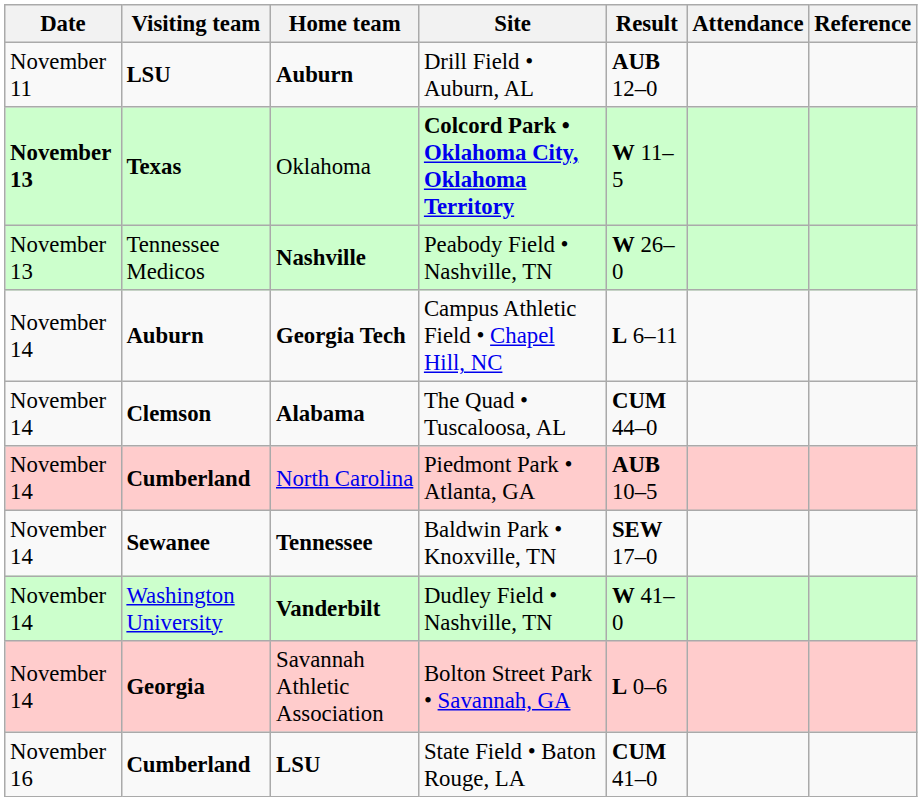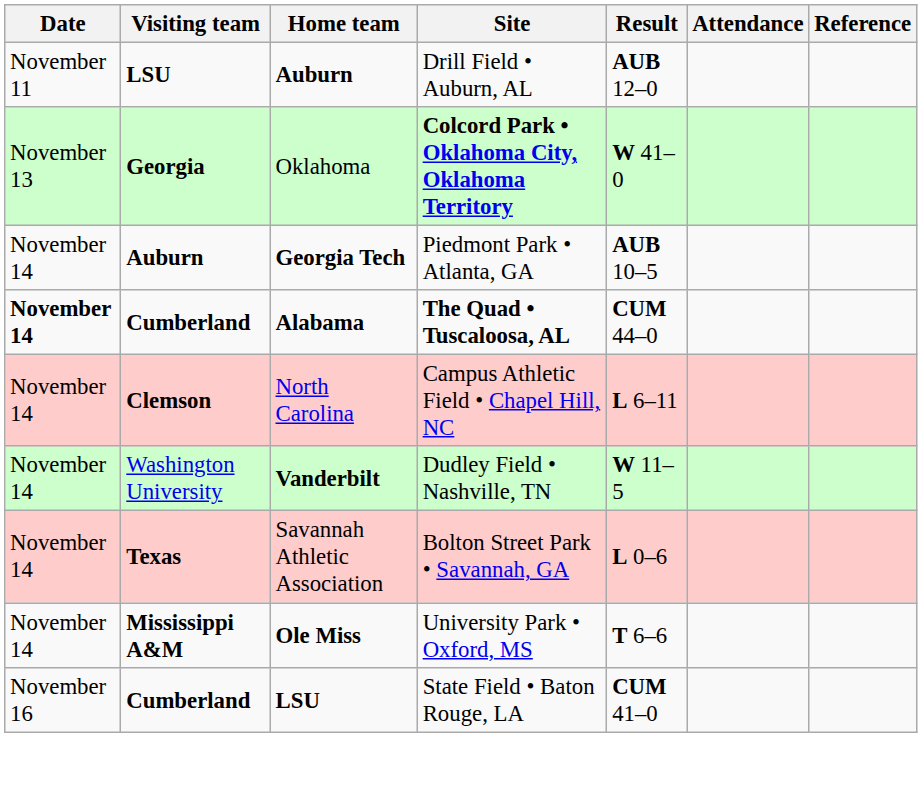(60, 166) bold -> (58, 166) normal
(154, 166) Texas -> (165, 166) Georgia
(643, 166) W 11–5 -> (643, 166) W 41–0
- row: (321, 257)
(500, 335) Campus Athletic Field • Chapel Hill, NC -> (497, 257) Piedmont Park • Atlanta, GA
(645, 335) L 6–11 -> (636, 257) AUB 10–5
(58, 413) normal -> (60, 322) bold
(169, 413) Clemson -> (188, 322) Cumberland
(495, 413) normal -> (496, 322) bold
(188, 478) Cumberland -> (169, 400) Clemson
(498, 478) Piedmont Park • Atlanta, GA -> (511, 400) Campus Athletic Field • Chapel Hill, NC
(636, 478) AUB 10–5 -> (645, 400) L 6–11
- row: (324, 543)
(643, 607) W 41–0 -> (643, 478) W 11–5
(166, 685) Georgia -> (154, 556) Texas
+ row: (318, 634)
